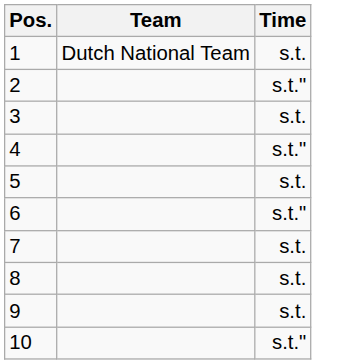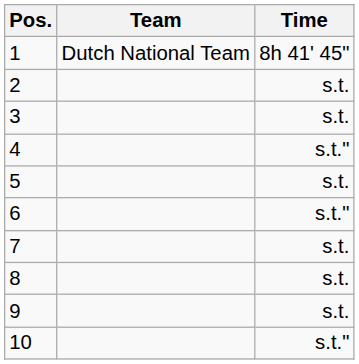(293, 52) s.t. -> (304, 52) 8h 41' 45"
(289, 85) s.t." -> (336, 85) s.t.
